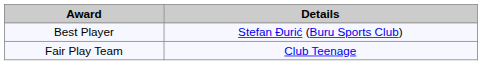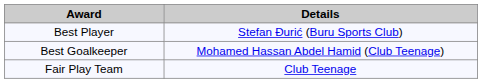+ row: (84, 51)
